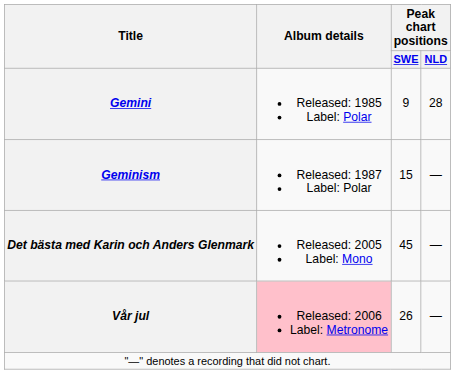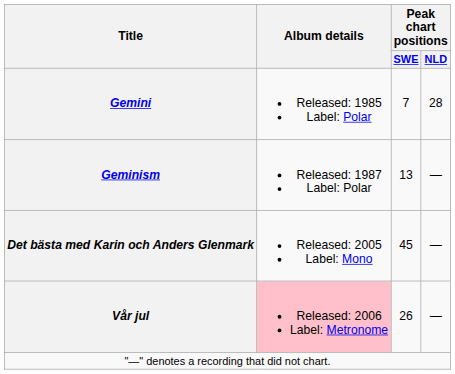(406, 103) 9 -> (406, 103) 7
(406, 174) 15 -> (406, 174) 13
